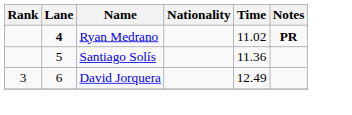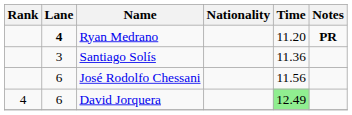(252, 36) 11.02 -> (291, 36) 11.20
(59, 57) 5 -> (59, 57) 3
+ row: (140, 78)
(23, 78) 3 -> (23, 99) 4
(252, 78) no background -> (291, 99) lightgreen background
